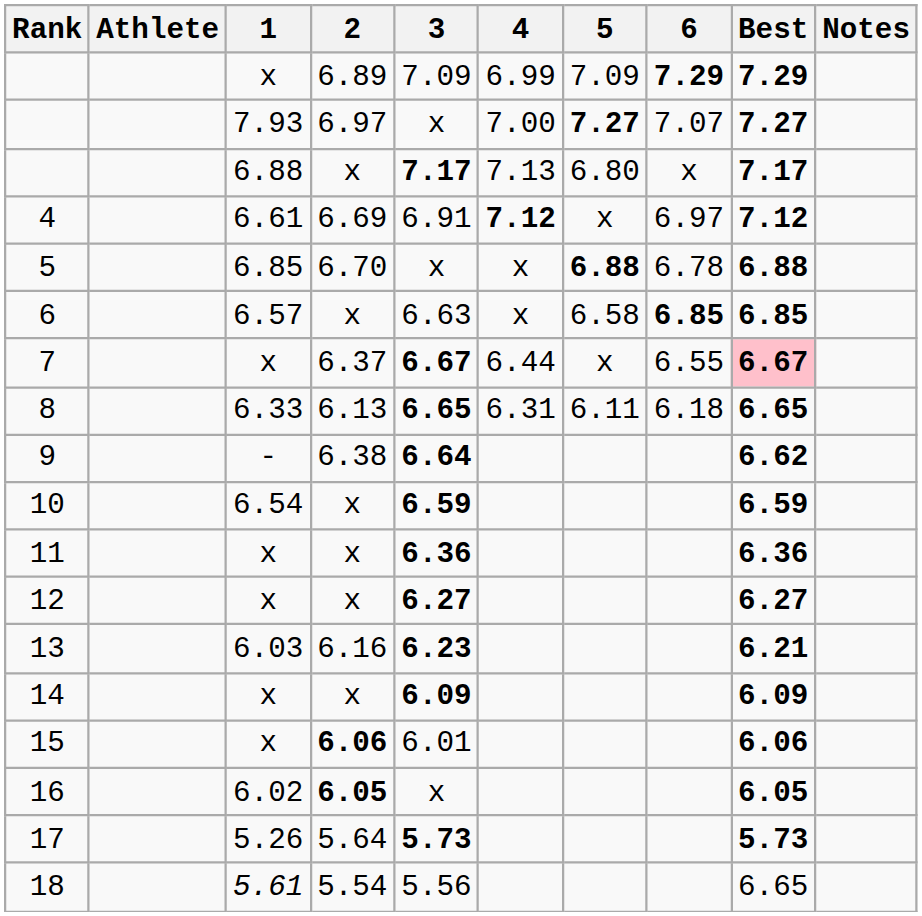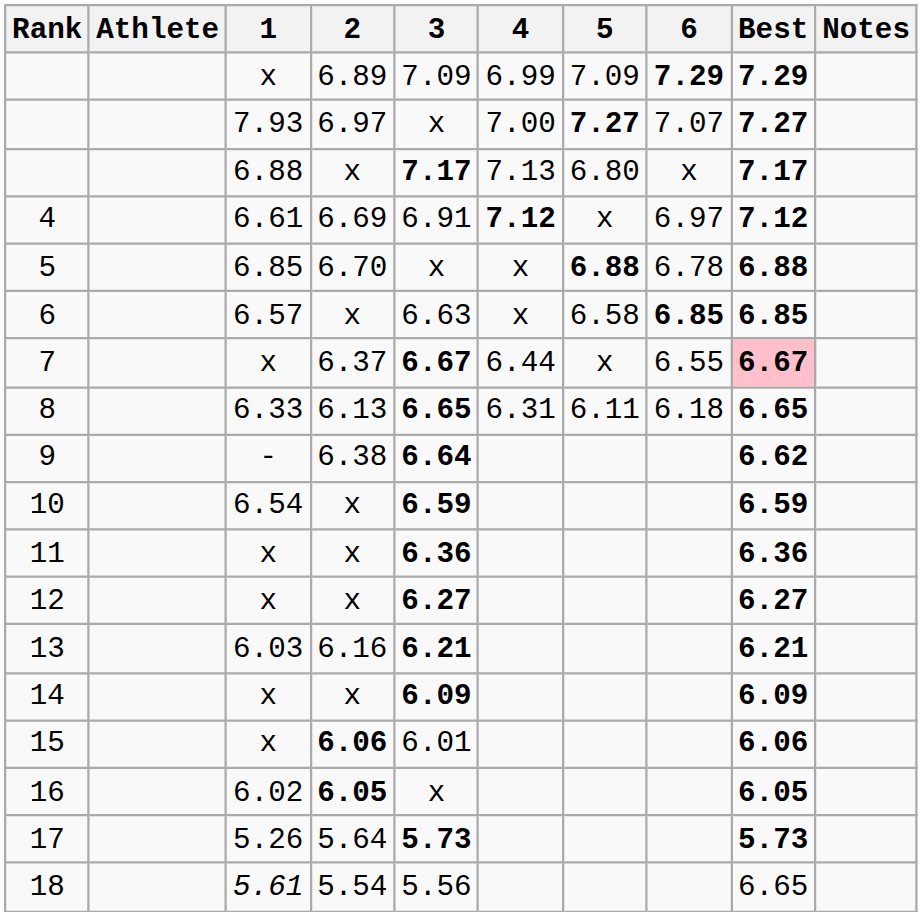(436, 649) 6.23 -> (436, 649) 6.21
